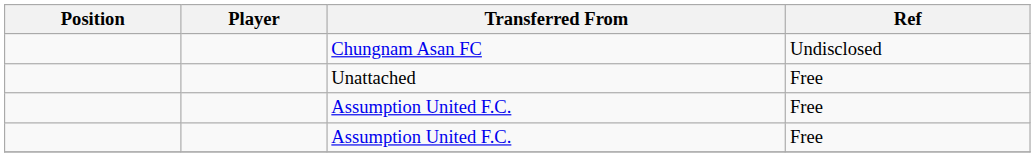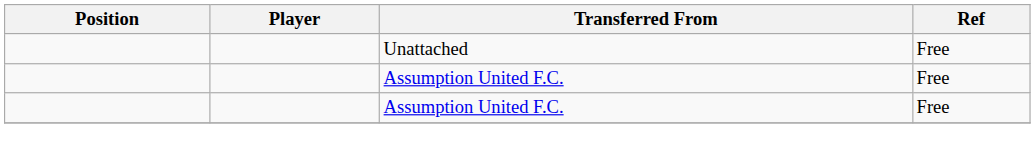- row: (407, 48)
